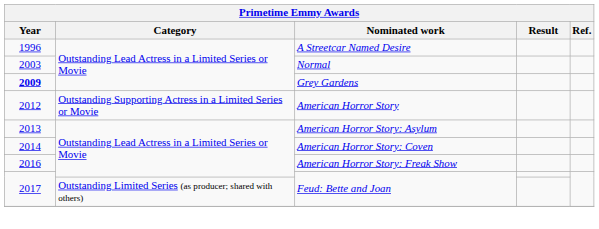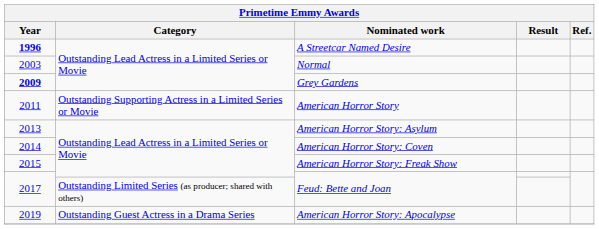(30, 47) normal -> (30, 47) bold
(30, 105) 2012 -> (30, 105) 2011
(30, 163) 2016 -> (30, 163) 2015
+ row: (156, 215)
